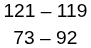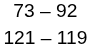rows swapped: (45, 37) <-> (45, 11)
